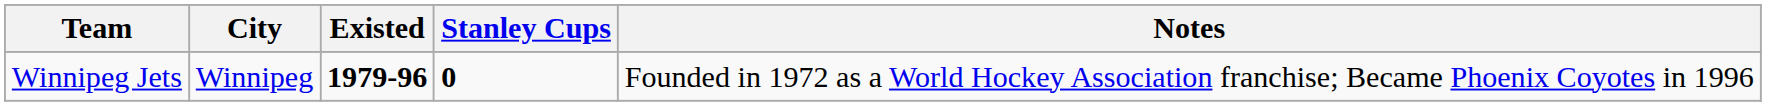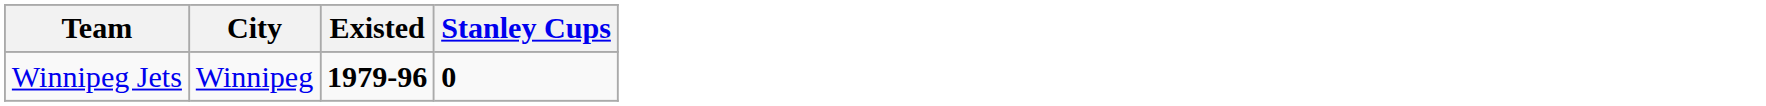- column: (1189, 28)
